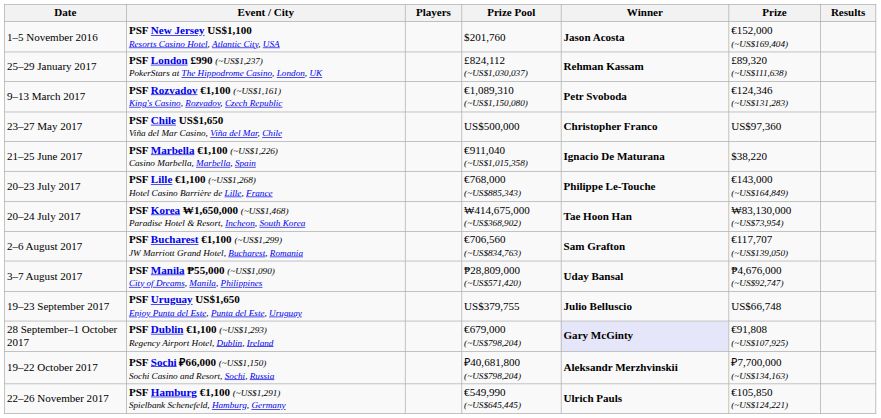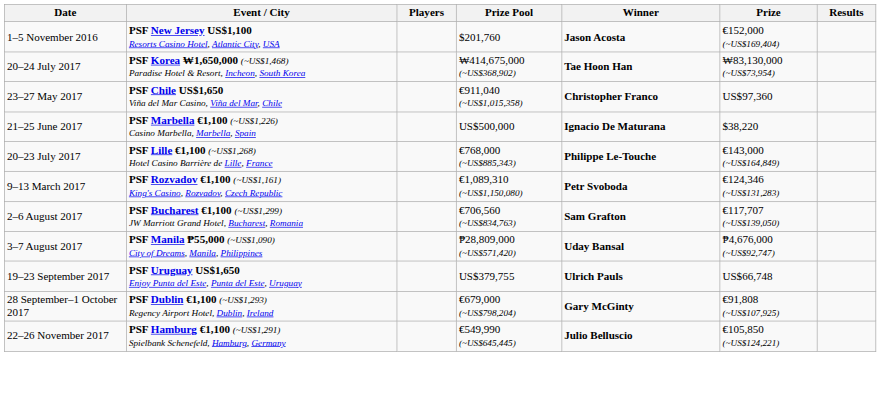- row: (52, 66)
rows swapped: (46, 96) <-> (44, 216)
(492, 126) US$500,000 -> (491, 96) €911,040 (~US$1,015,358)
(496, 156) €911,040 (~US$1,015,358) -> (487, 126) US$500,000
(598, 306) Julio Belluscio -> (593, 276) Ulrich Pauls
(598, 336) lavender background -> (599, 306) no background
- row: (52, 367)
(593, 398) Ulrich Pauls -> (598, 336) Julio Belluscio
